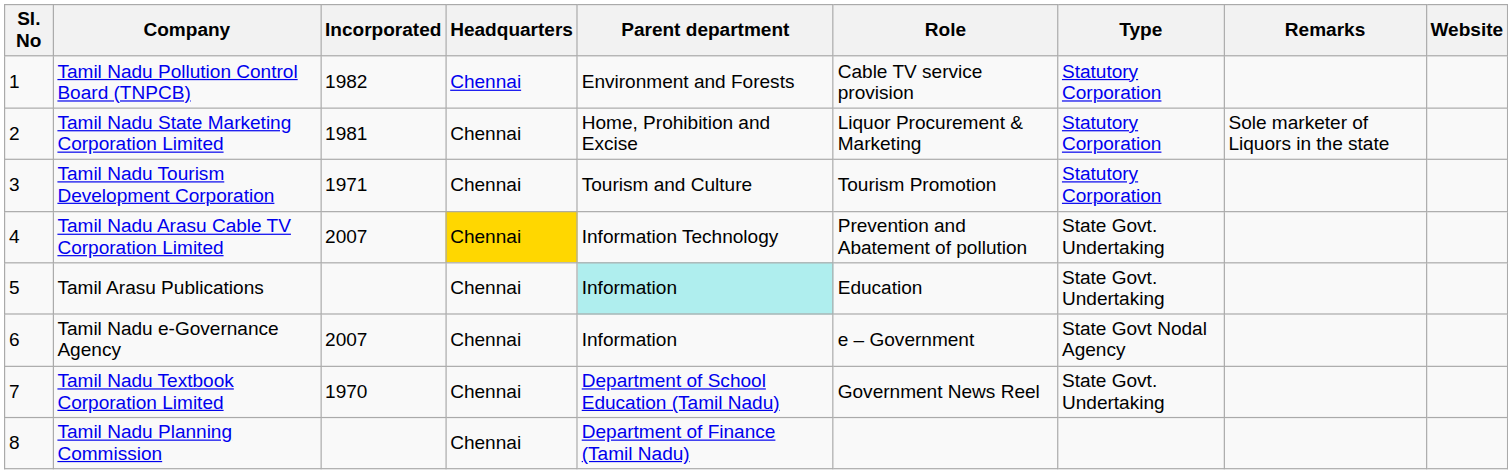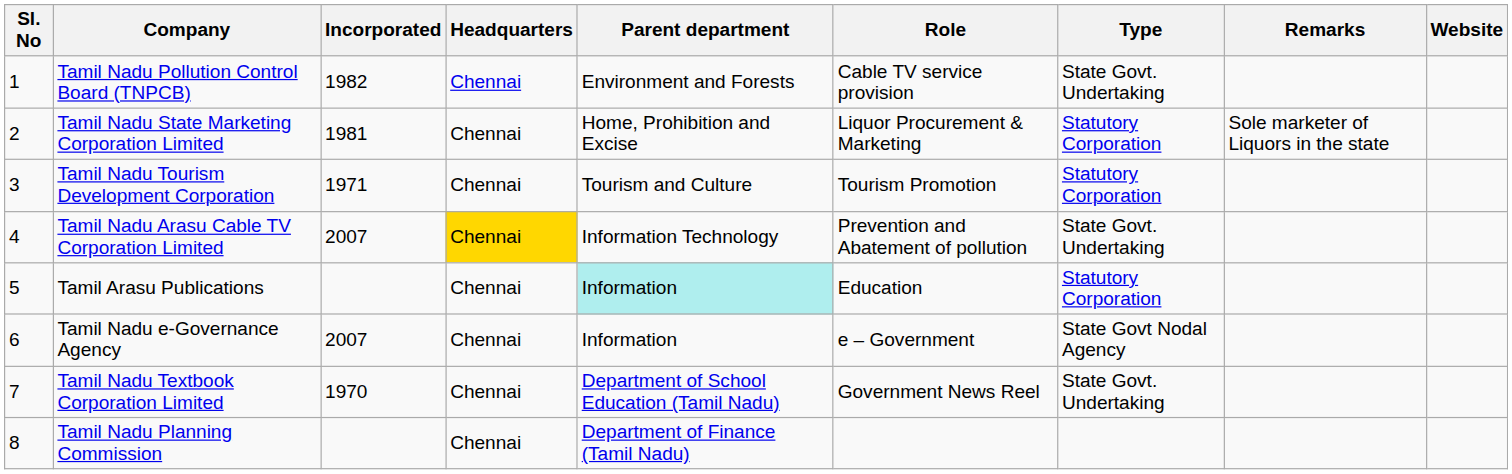(1112, 81) Statutory Corporation -> (1113, 81) State Govt. Undertaking
(1113, 288) State Govt. Undertaking -> (1112, 288) Statutory Corporation
